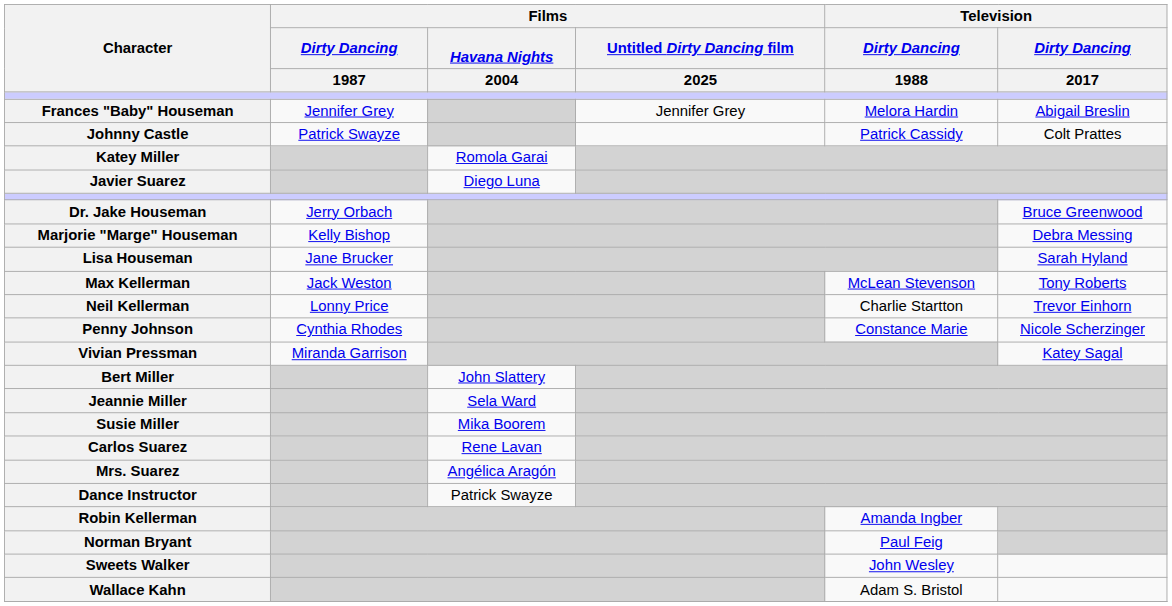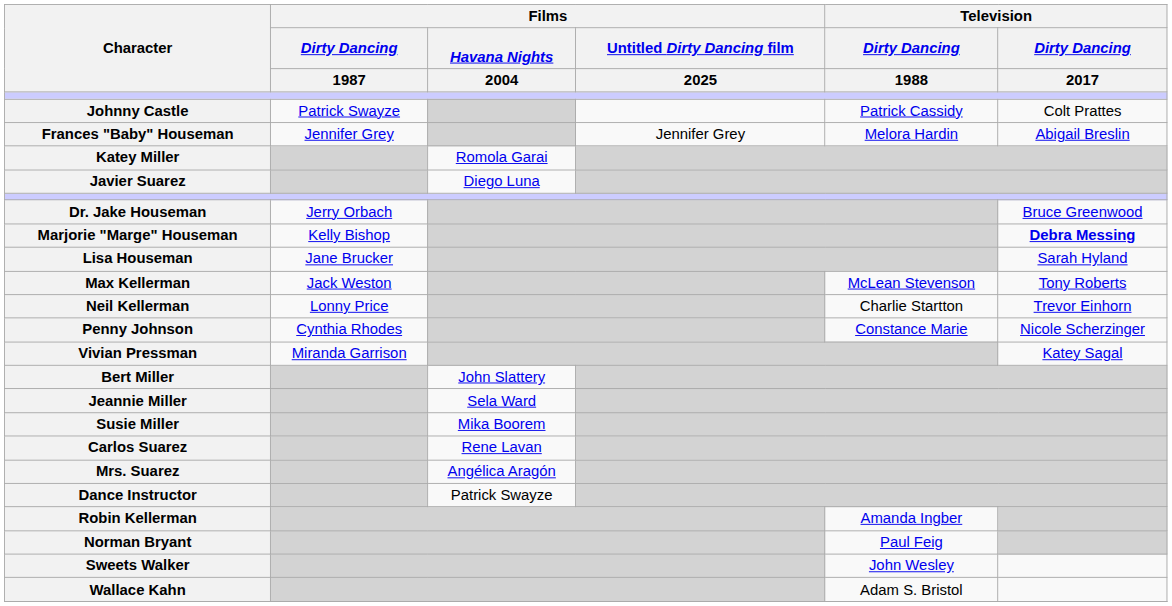rows swapped: (138, 110) <-> (138, 134)
(1083, 235) normal -> (1083, 235) bold
